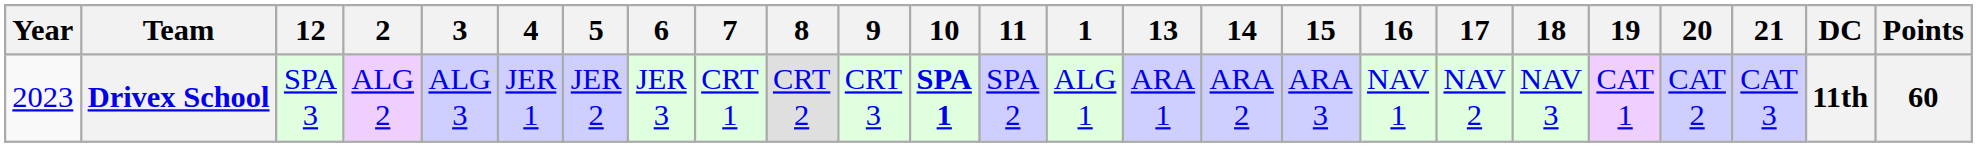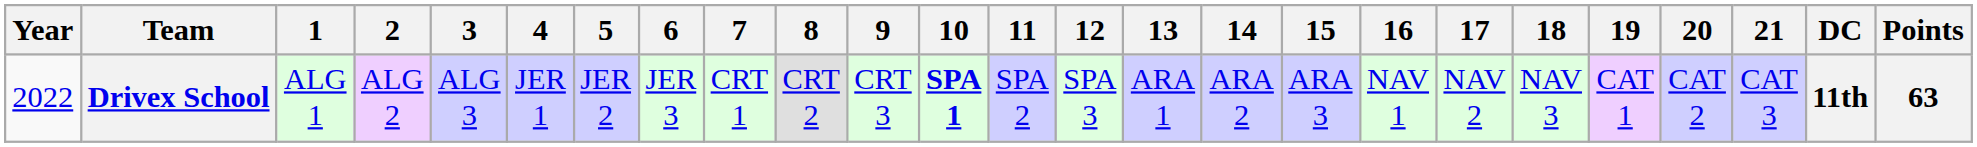columns swapped: (1085, 29) <-> (310, 29)
(43, 97) 2023 -> (43, 97) 2022
(1923, 97) 60 -> (1923, 97) 63
